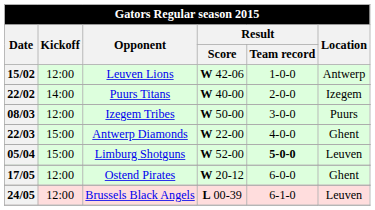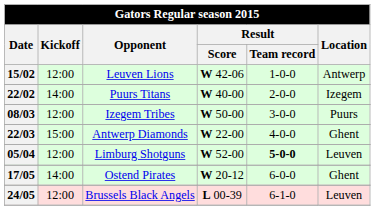(60, 155) 15:00 -> (60, 155) 12:00
(60, 175) 12:00 -> (60, 175) 14:00
